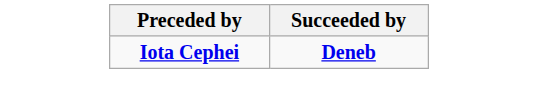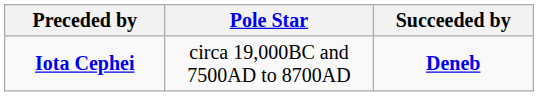+ column: (269, 20)
